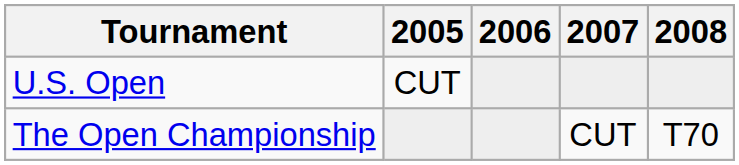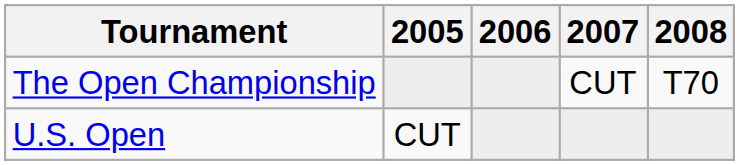rows swapped: (89, 83) <-> (194, 135)
